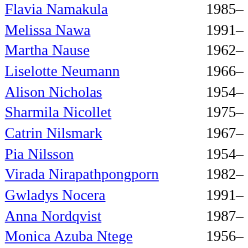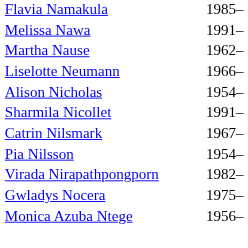(225, 112) 1975– -> (225, 112) 1991–
(225, 195) 1991– -> (225, 195) 1975–
- row: (53, 216)
